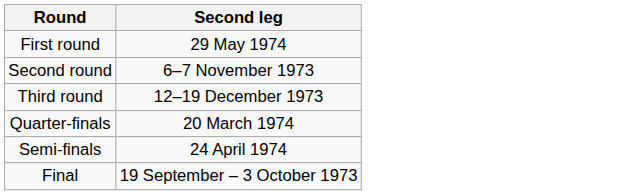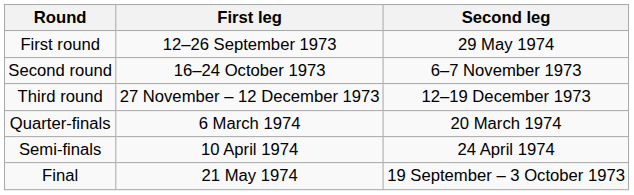+ column: (250, 17)
